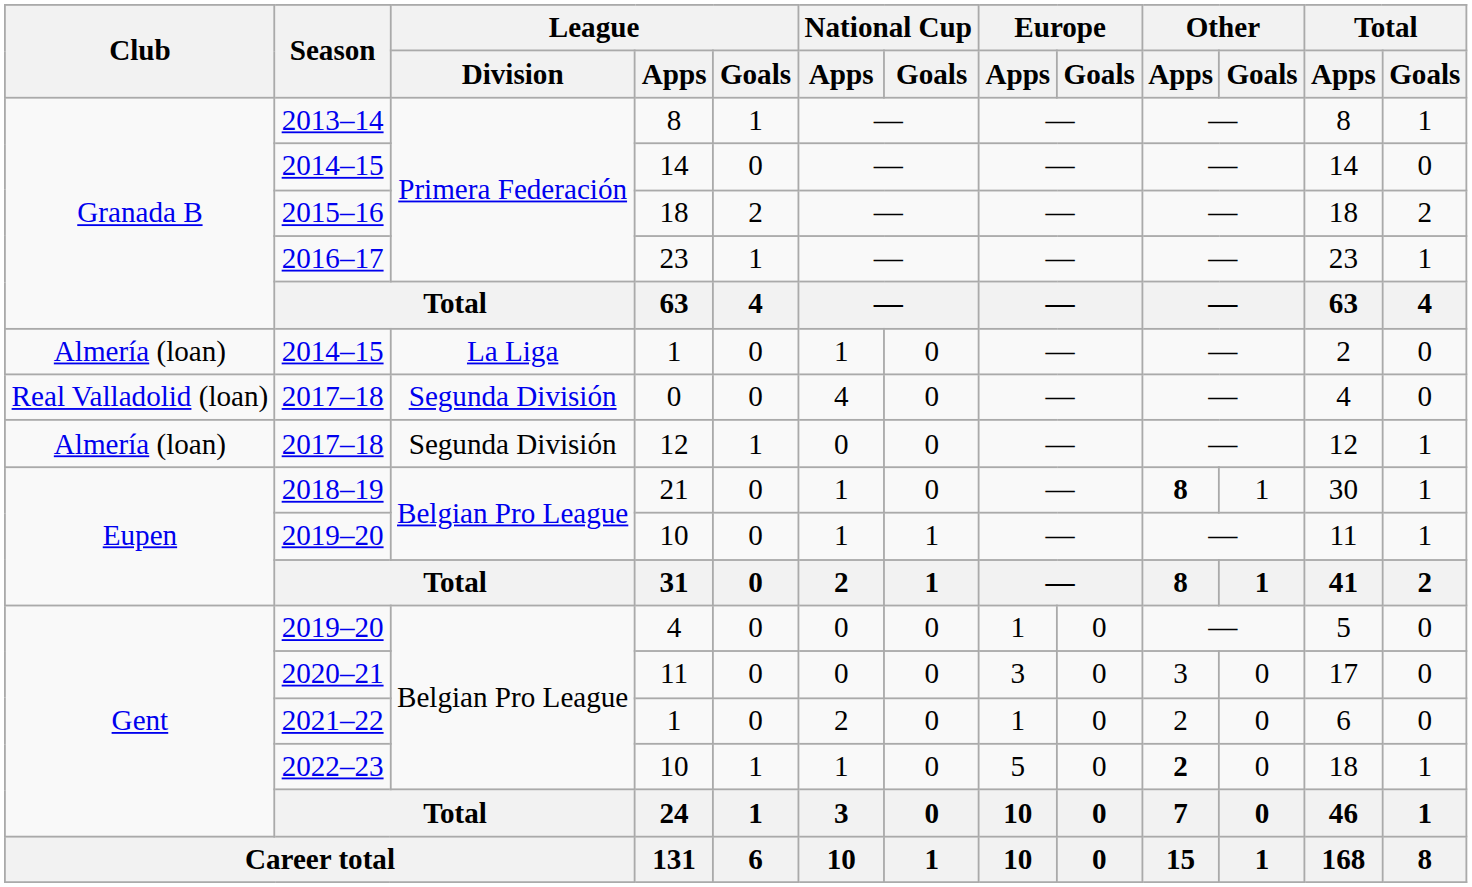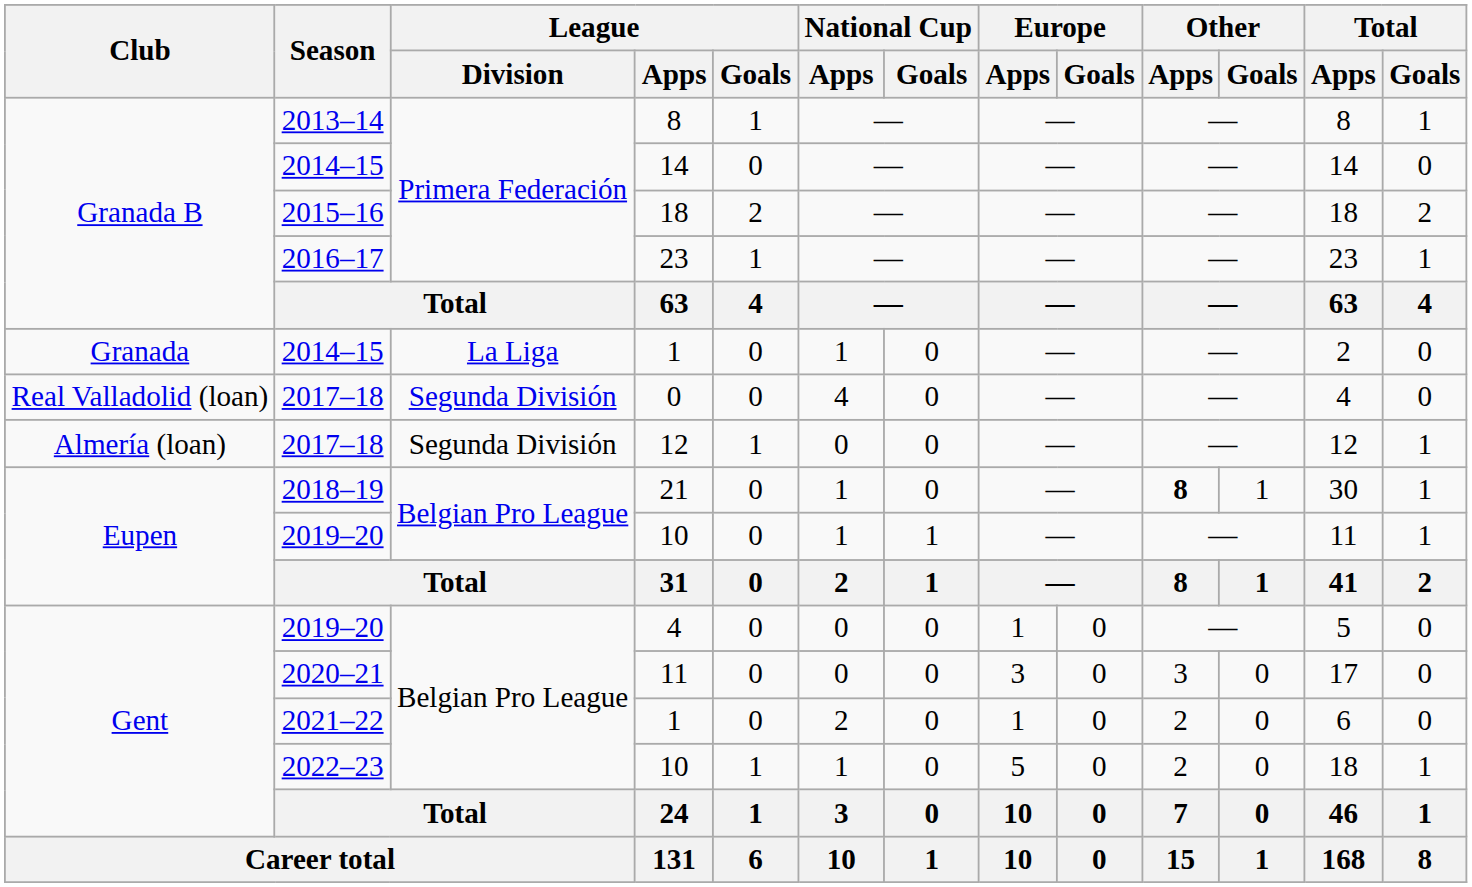(140, 350) Almería (loan) -> (140, 350) Granada
(1181, 766) bold -> (1181, 766) normal
